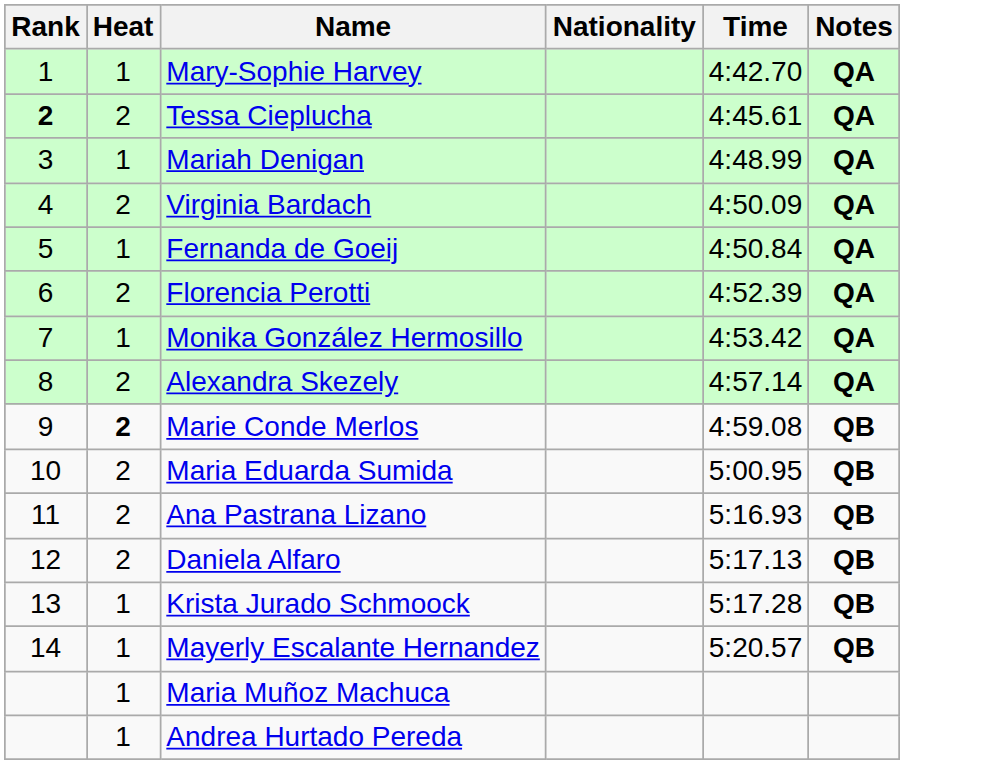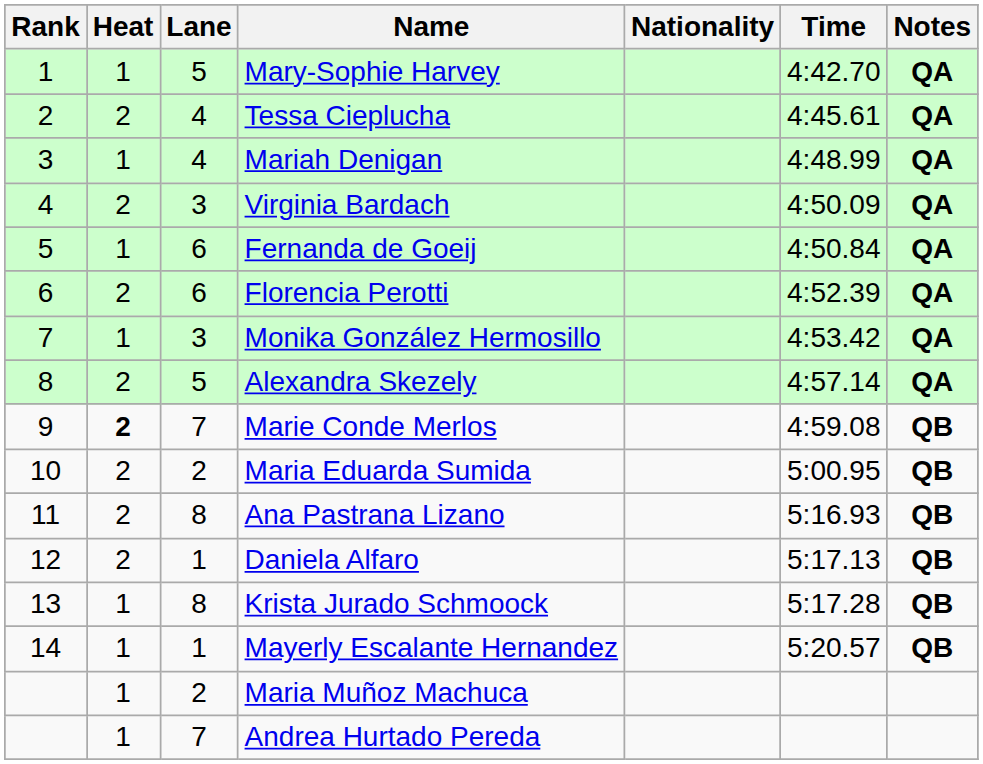+ column: (199, 26)
(46, 115) bold -> (46, 115) normal
